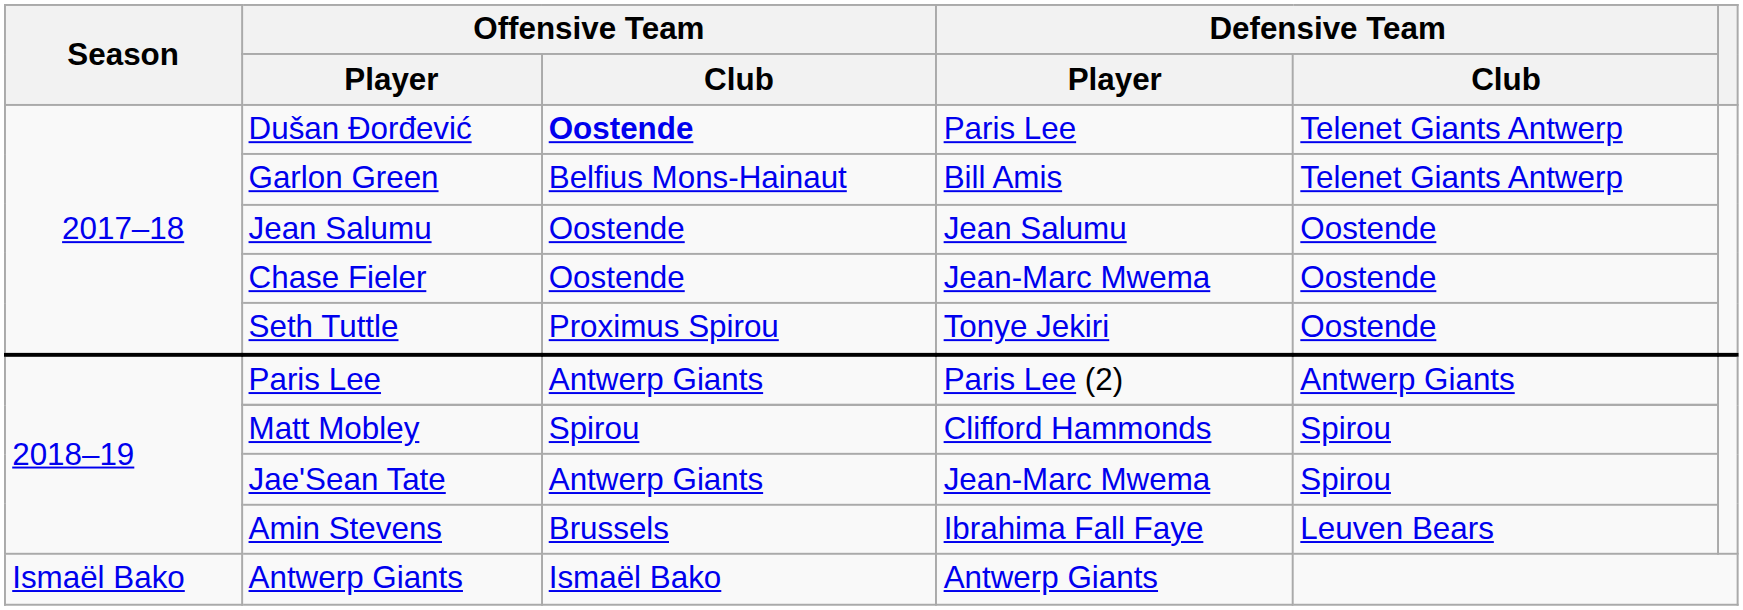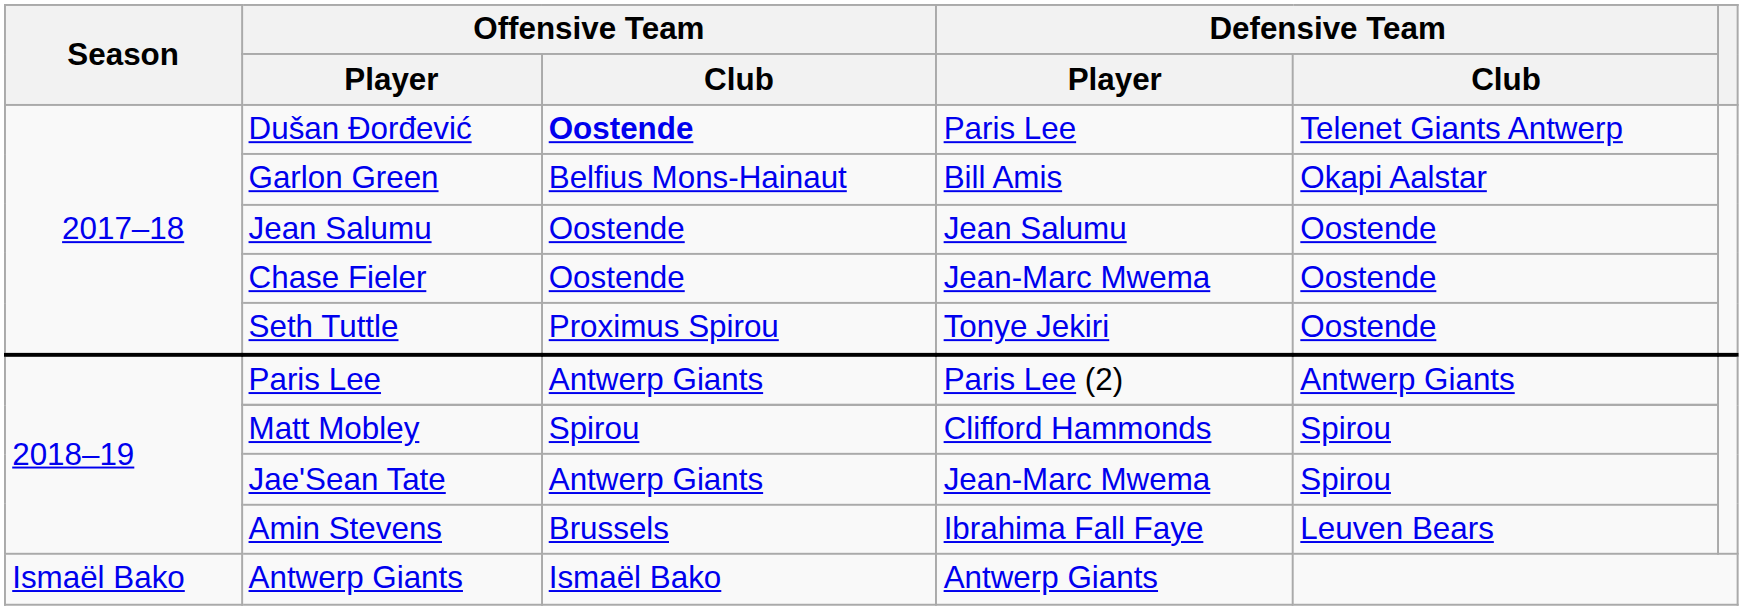(1462, 178) Telenet Giants Antwerp -> (1394, 178) Okapi Aalstar
